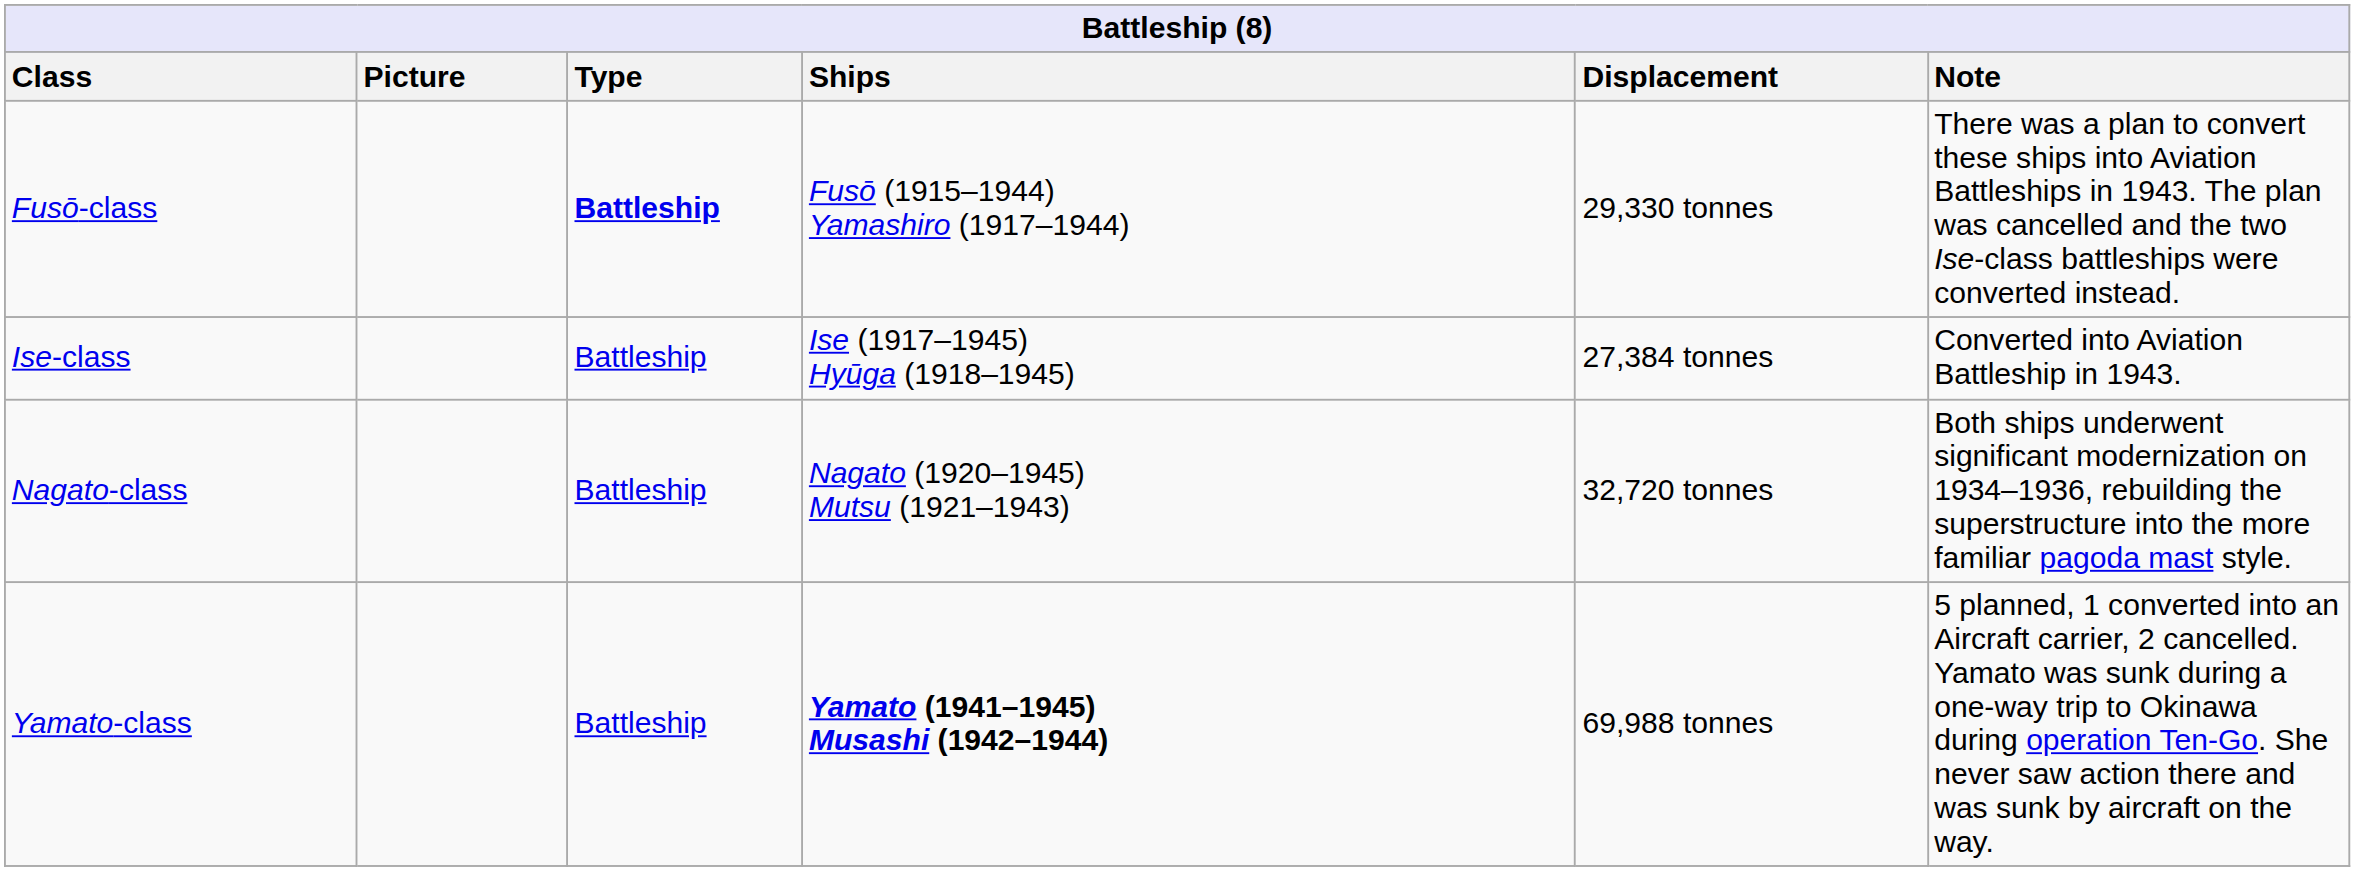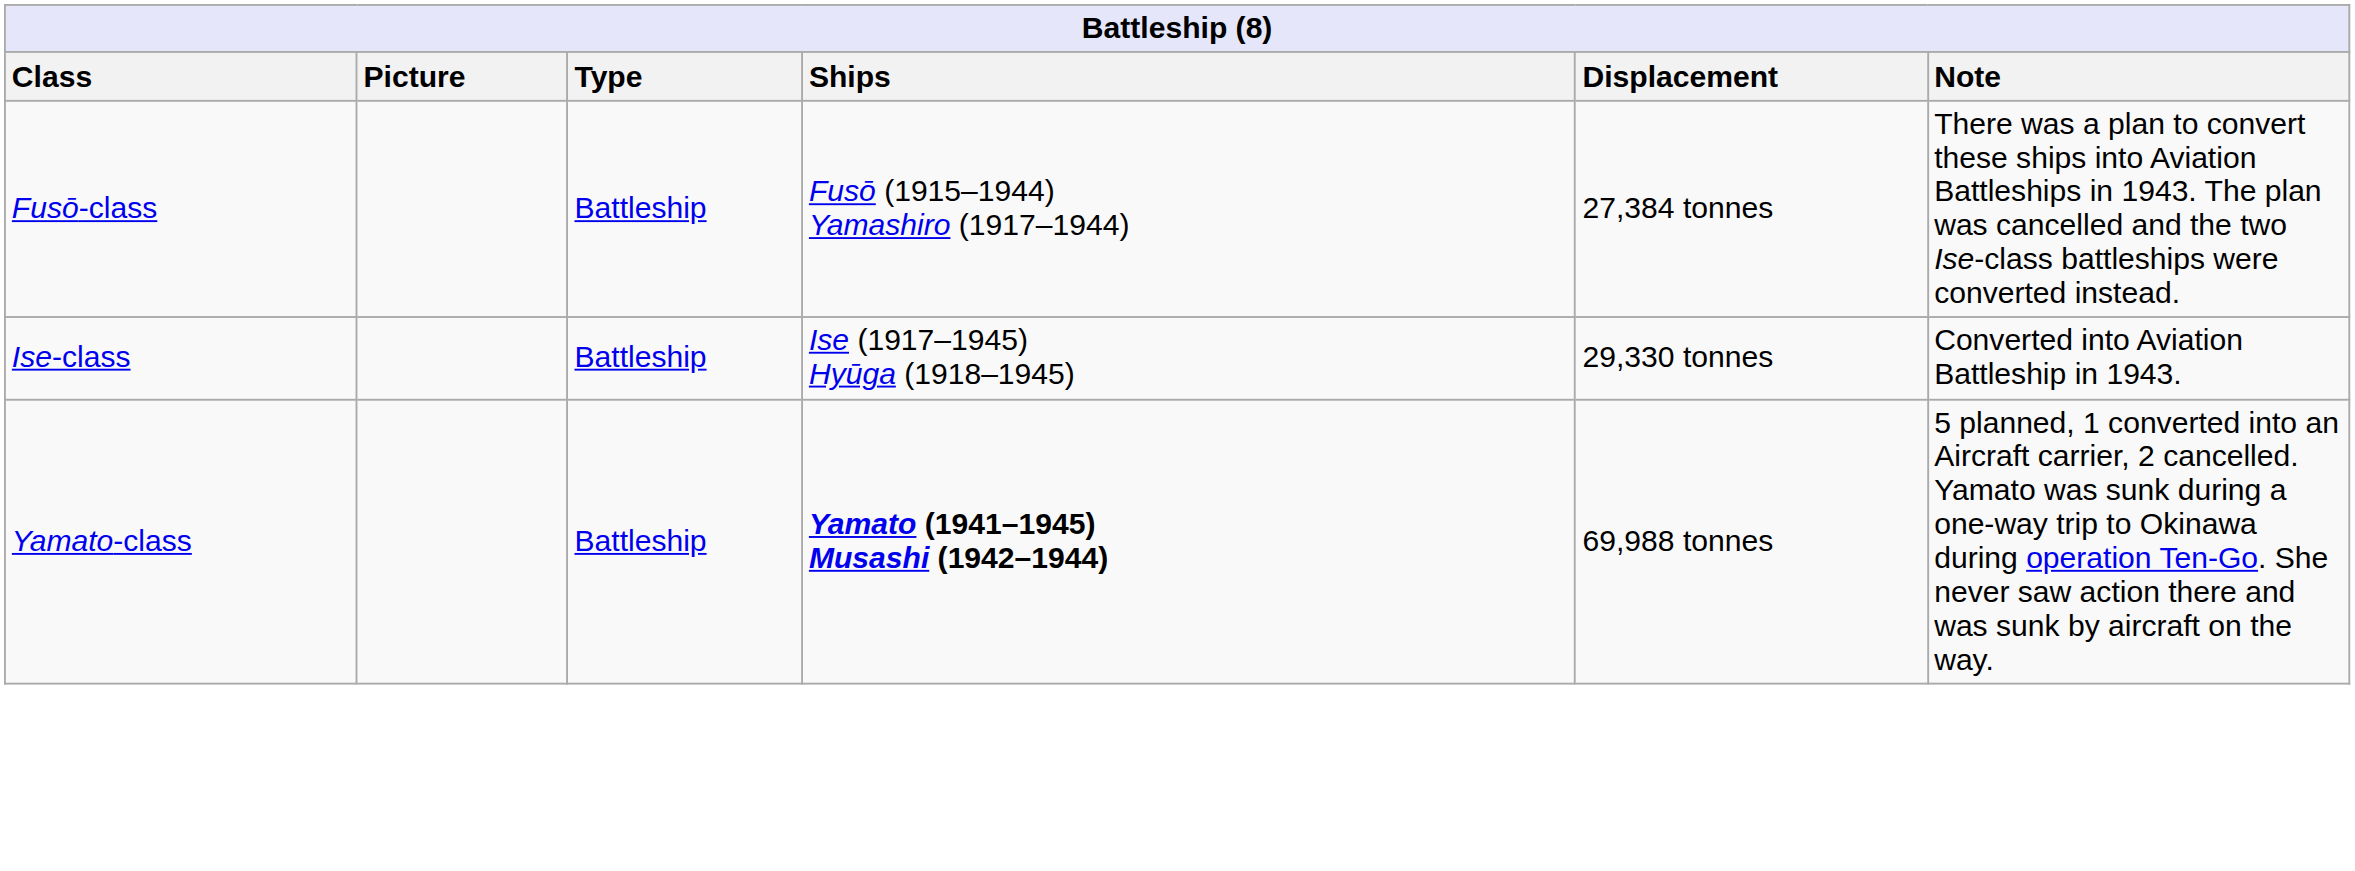(647, 208) bold -> (641, 208) normal
(1678, 208) 29,330 tonnes -> (1678, 208) 27,384 tonnes
(1678, 357) 27,384 tonnes -> (1678, 357) 29,330 tonnes
- row: (100, 489)
